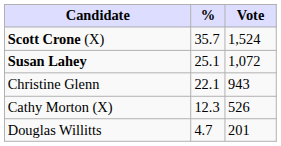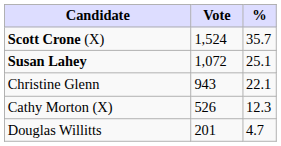columns swapped: (251, 15) <-> (208, 15)
